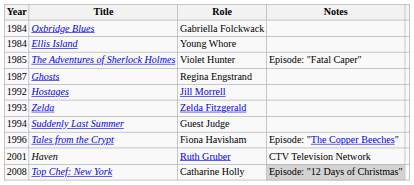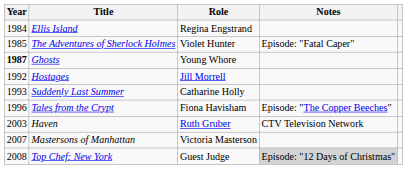- row: (63, 28)
(208, 44) Young Whore -> (216, 28) Regina Engstrand
(17, 76) normal -> (17, 60) bold
(216, 76) Regina Engstrand -> (208, 60) Young Whore
- row: (43, 108)
(17, 124) 1994 -> (17, 92) 1993
(205, 124) Guest Judge -> (212, 92) Catharine Holly
(17, 156) 2001 -> (17, 124) 2003
+ row: (83, 140)
(212, 172) Catharine Holly -> (205, 156) Guest Judge
